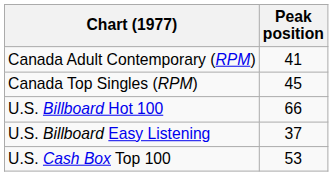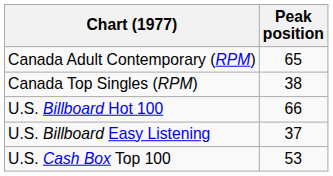(293, 59) 41 -> (293, 59) 65
(293, 84) 45 -> (293, 84) 38
